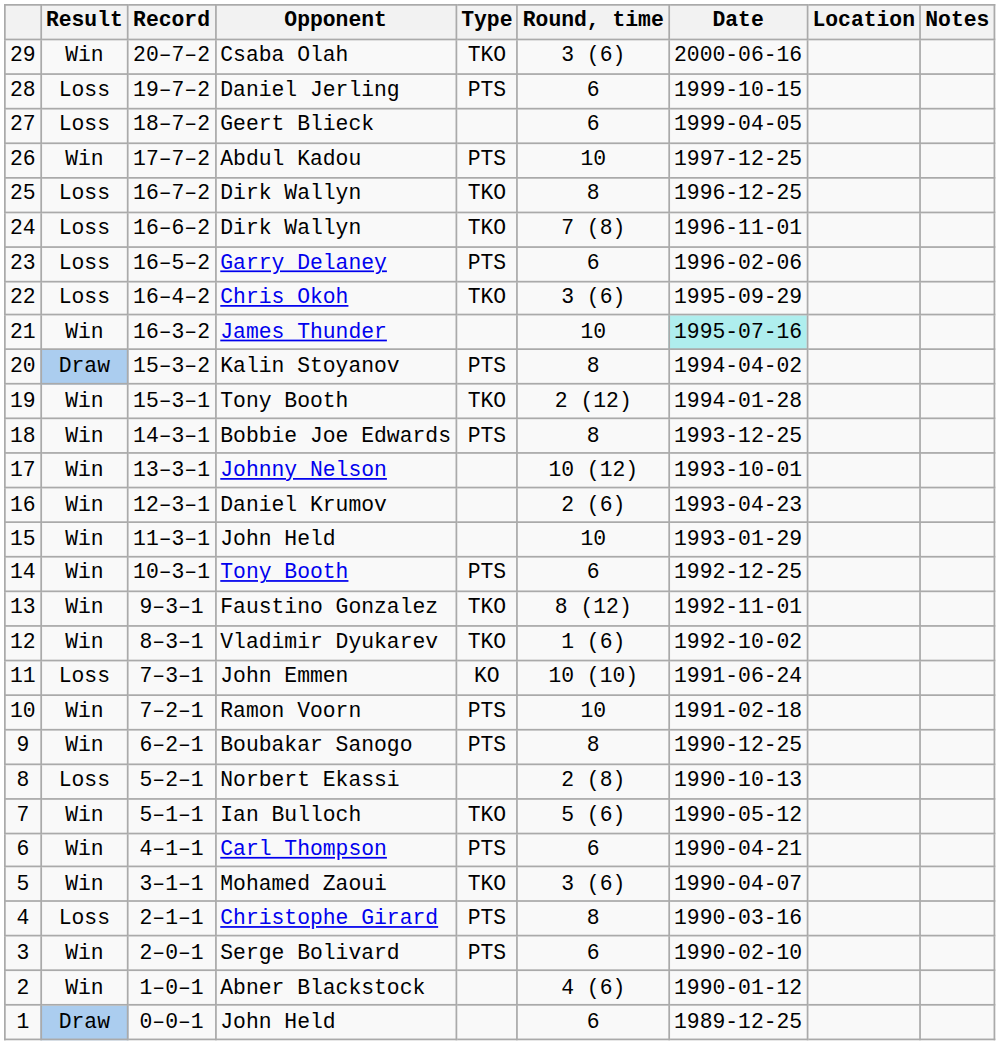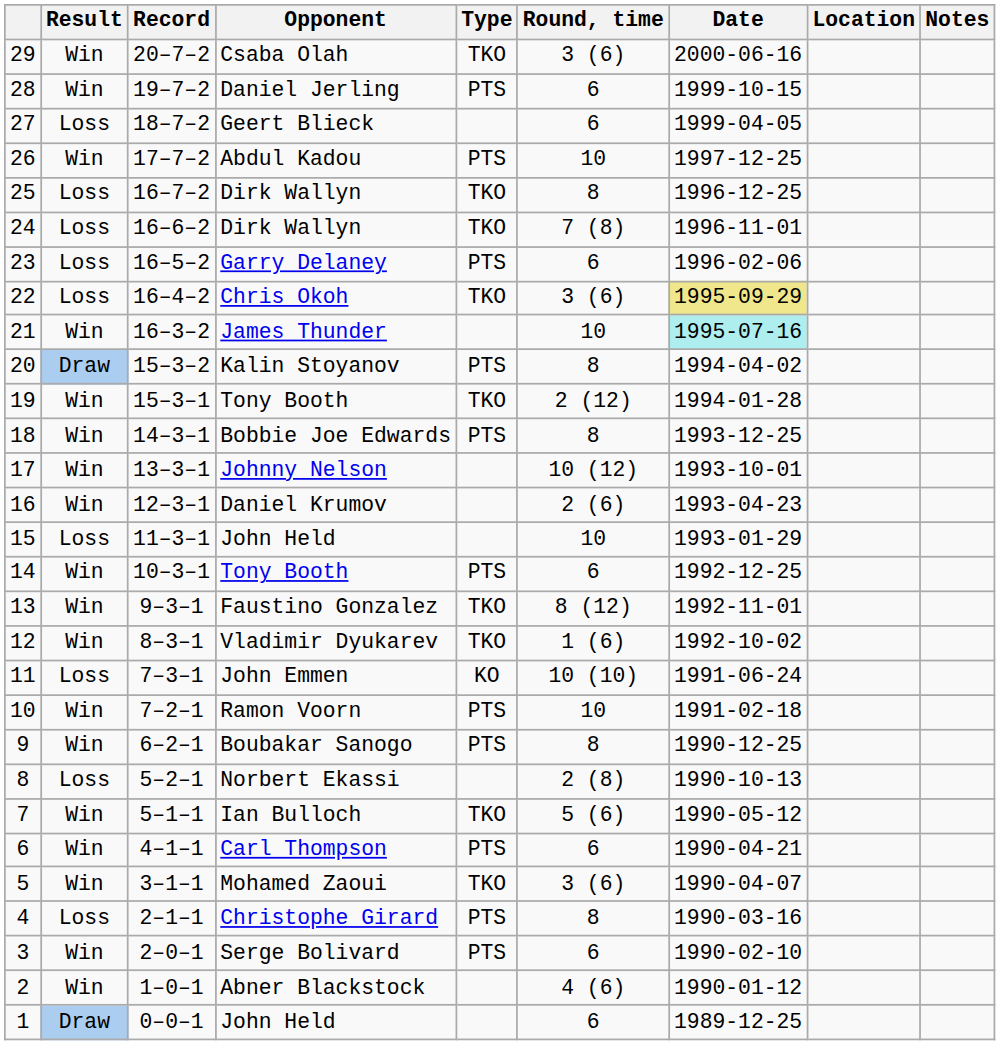(84, 91) Loss -> (84, 91) Win
(738, 298) no background -> (738, 298) khaki background
(84, 540) Win -> (84, 540) Loss
